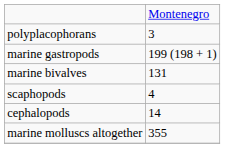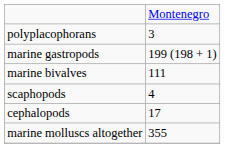(158, 73) 131 -> (157, 73) 111
(154, 113) 14 -> (154, 113) 17
